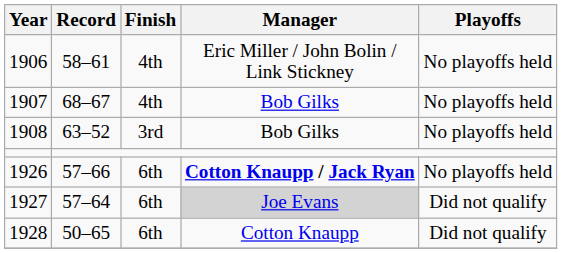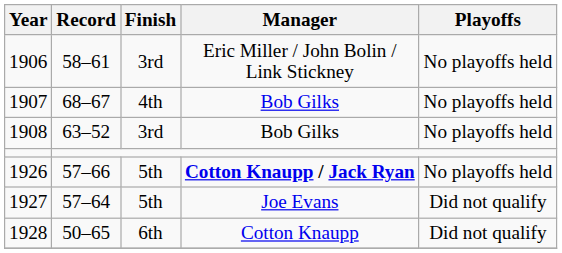(150, 60) 4th -> (150, 60) 3rd
(150, 171) 6th -> (150, 171) 5th
(150, 202) 6th -> (150, 202) 5th
(300, 202) lightgrey background -> (300, 202) no background
